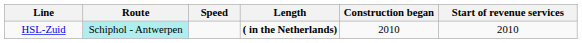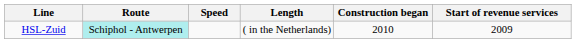(290, 30) bold -> (287, 30) normal
(508, 30) 2010 -> (502, 30) 2009
